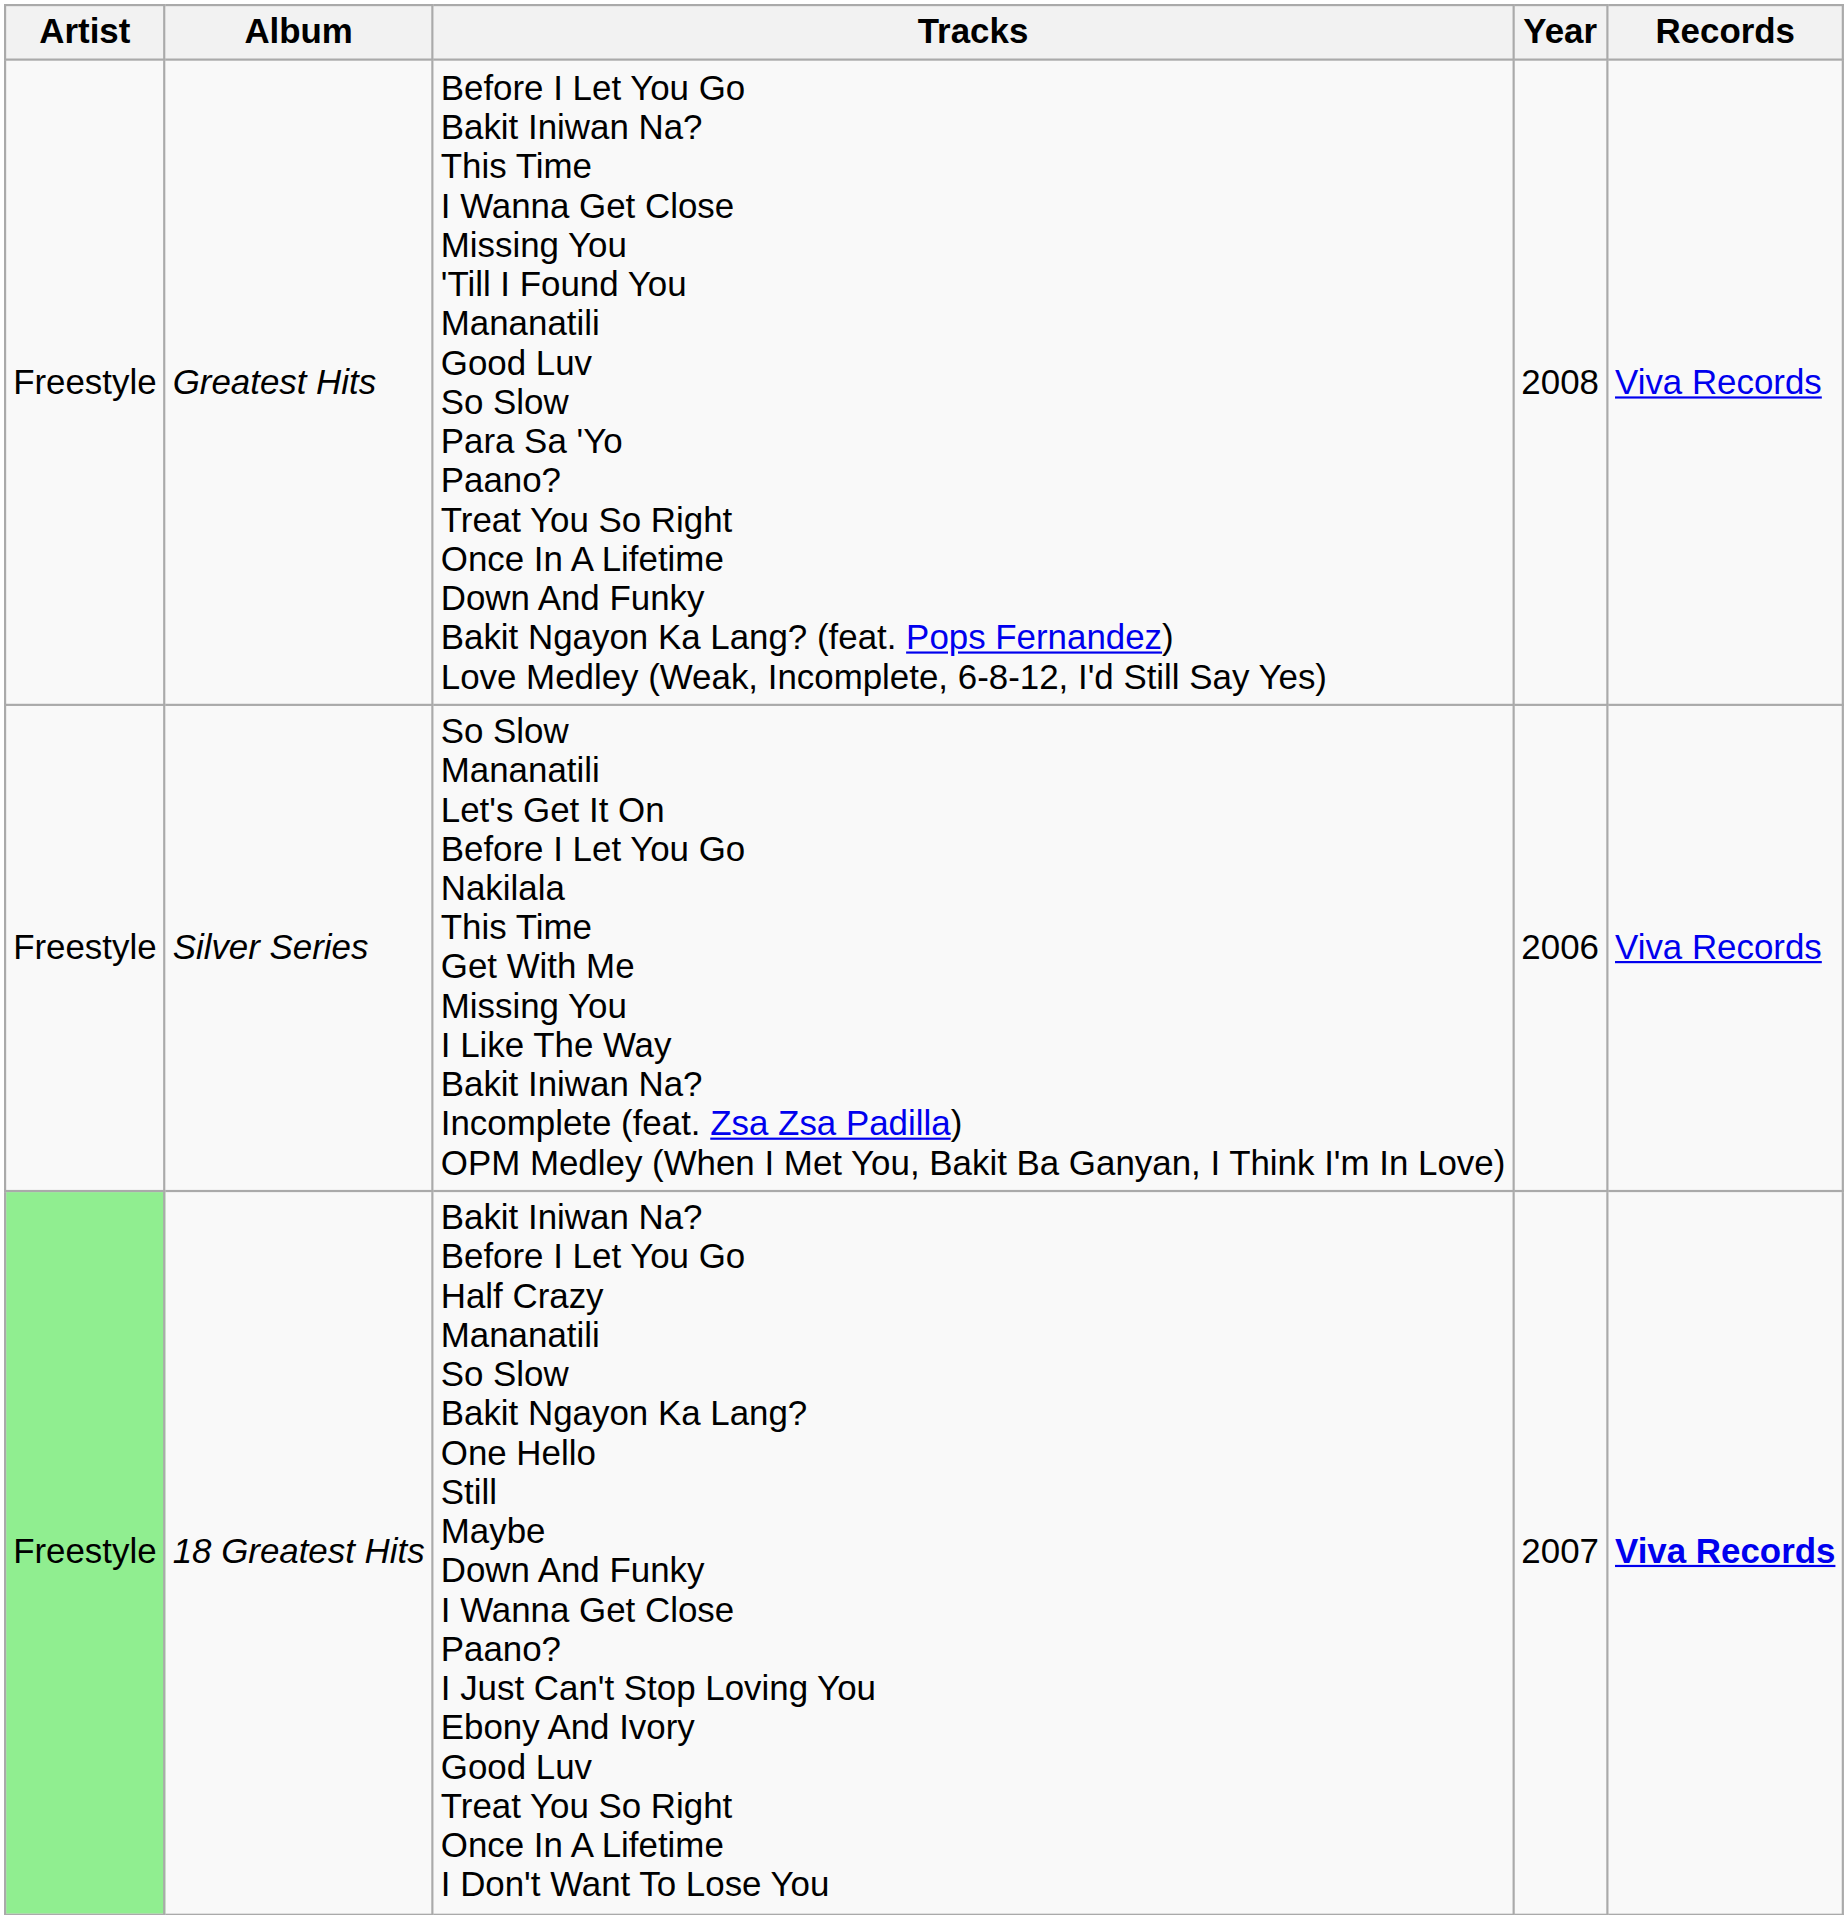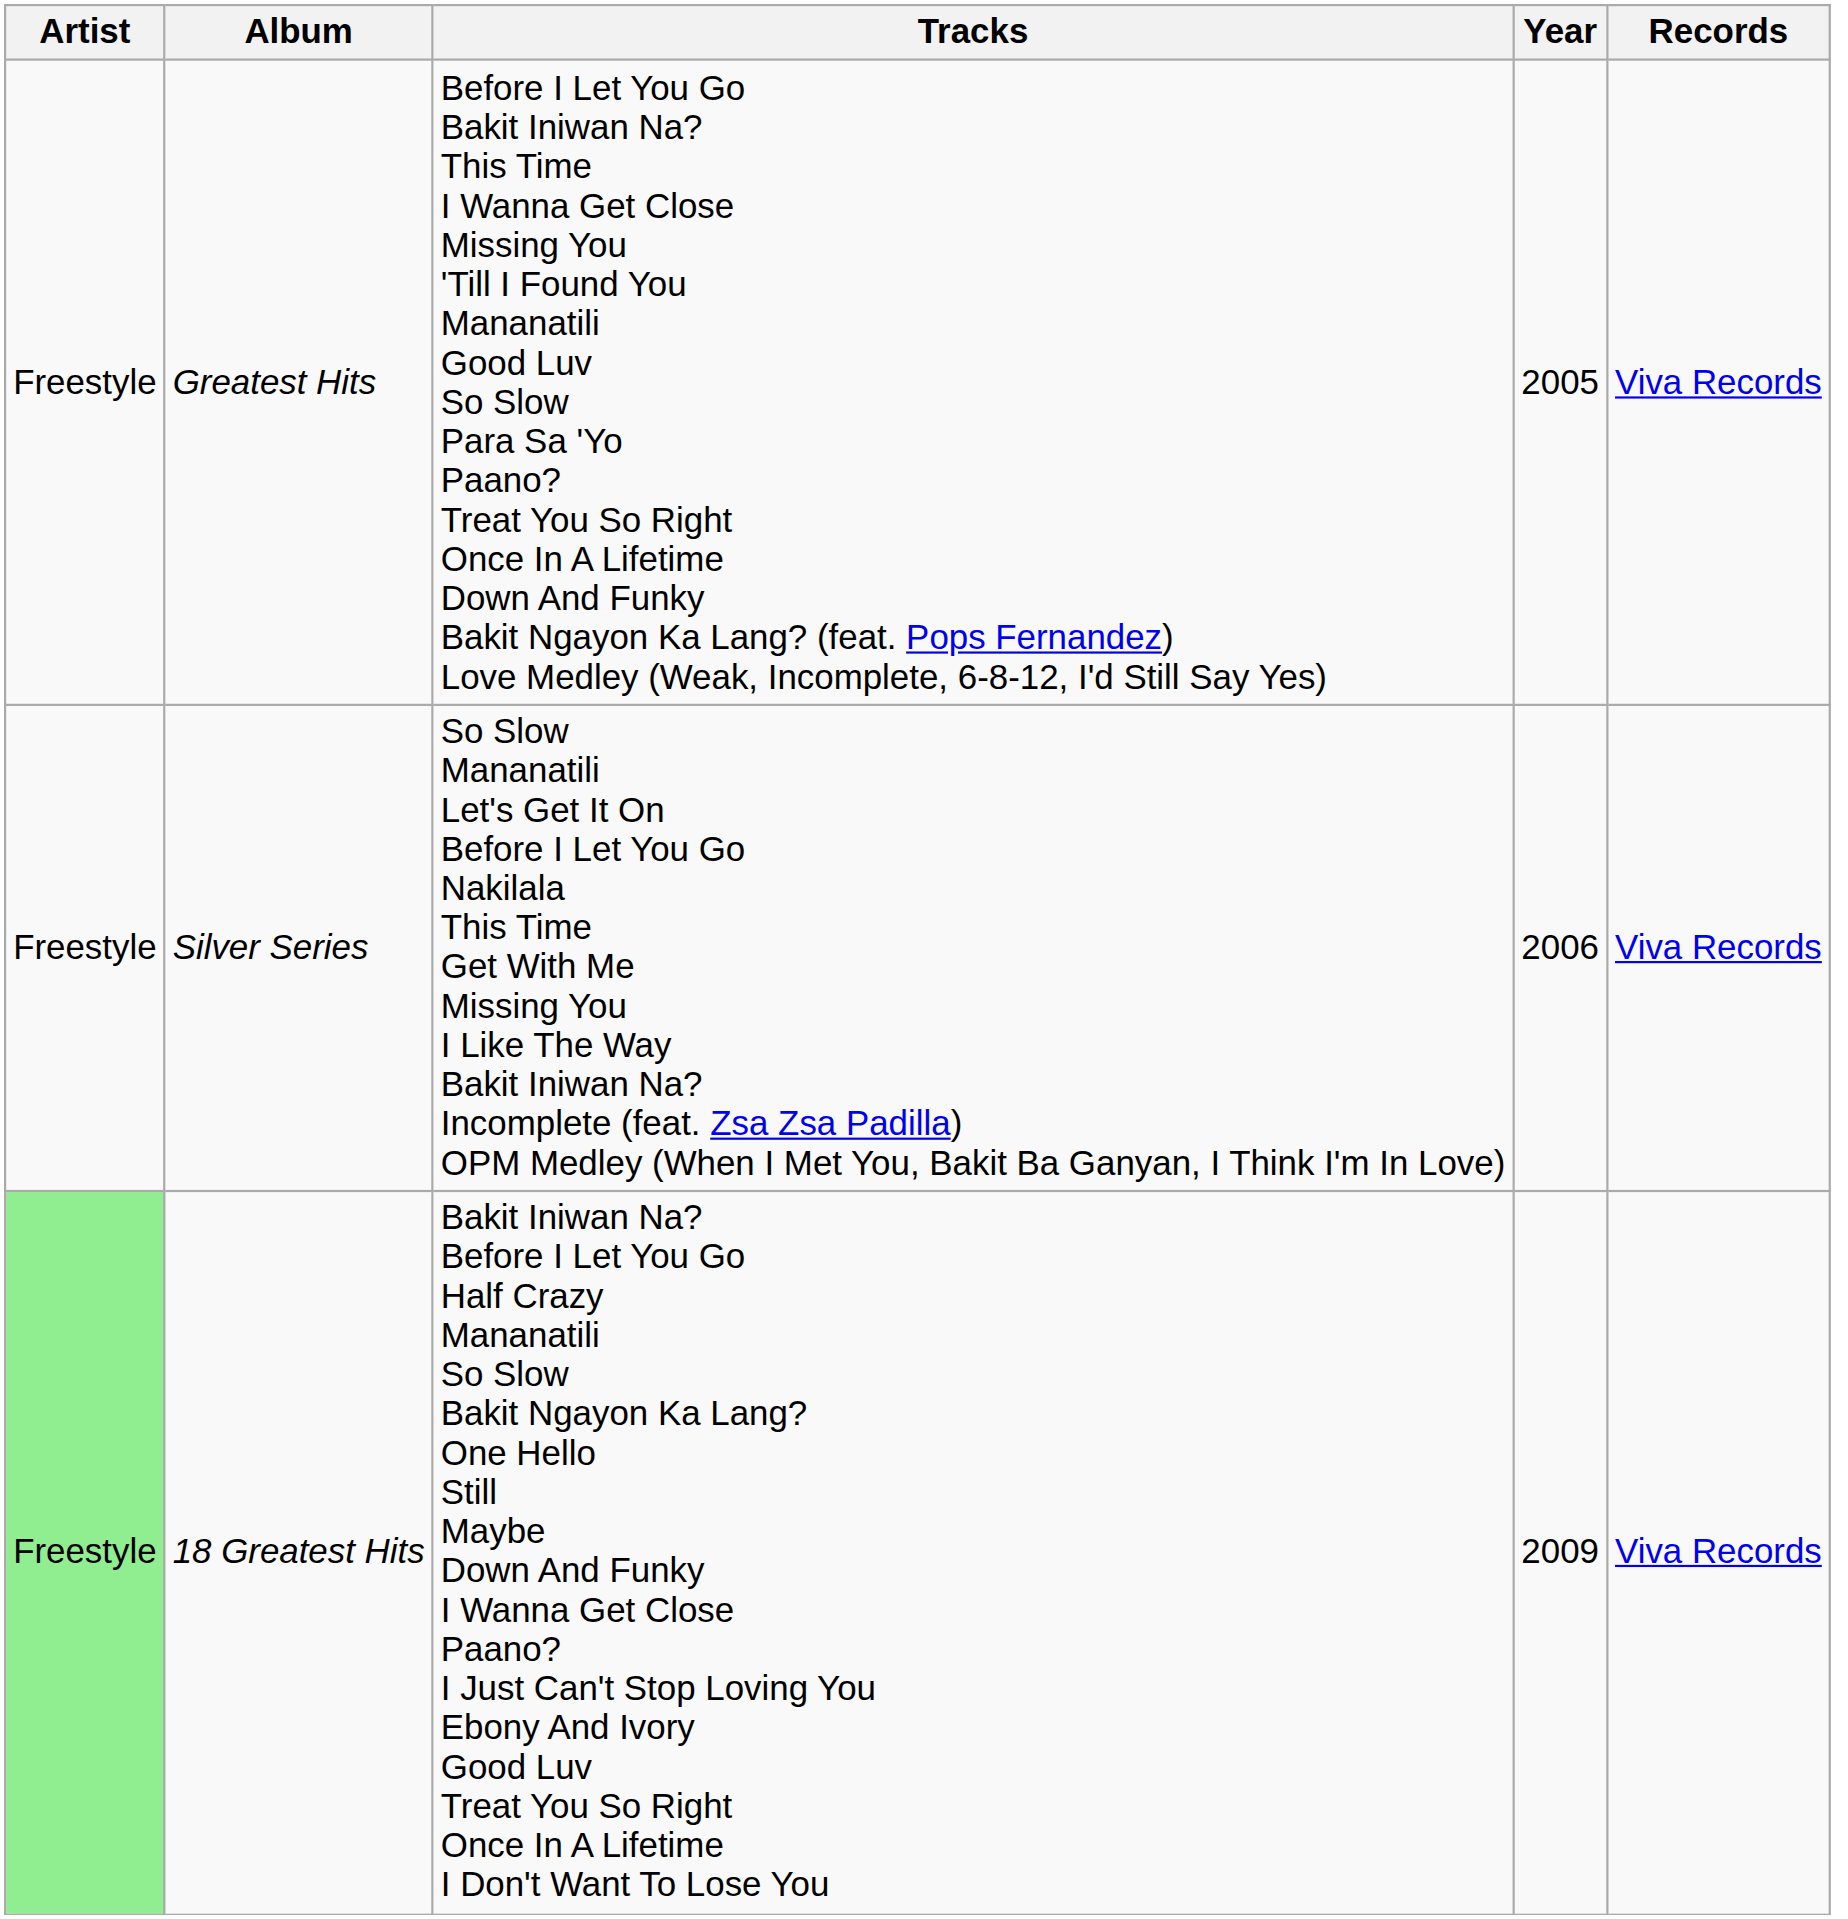(1560, 381) 2008 -> (1560, 381) 2005
(1560, 1551) 2007 -> (1560, 1551) 2009
(1725, 1551) bold -> (1718, 1551) normal
